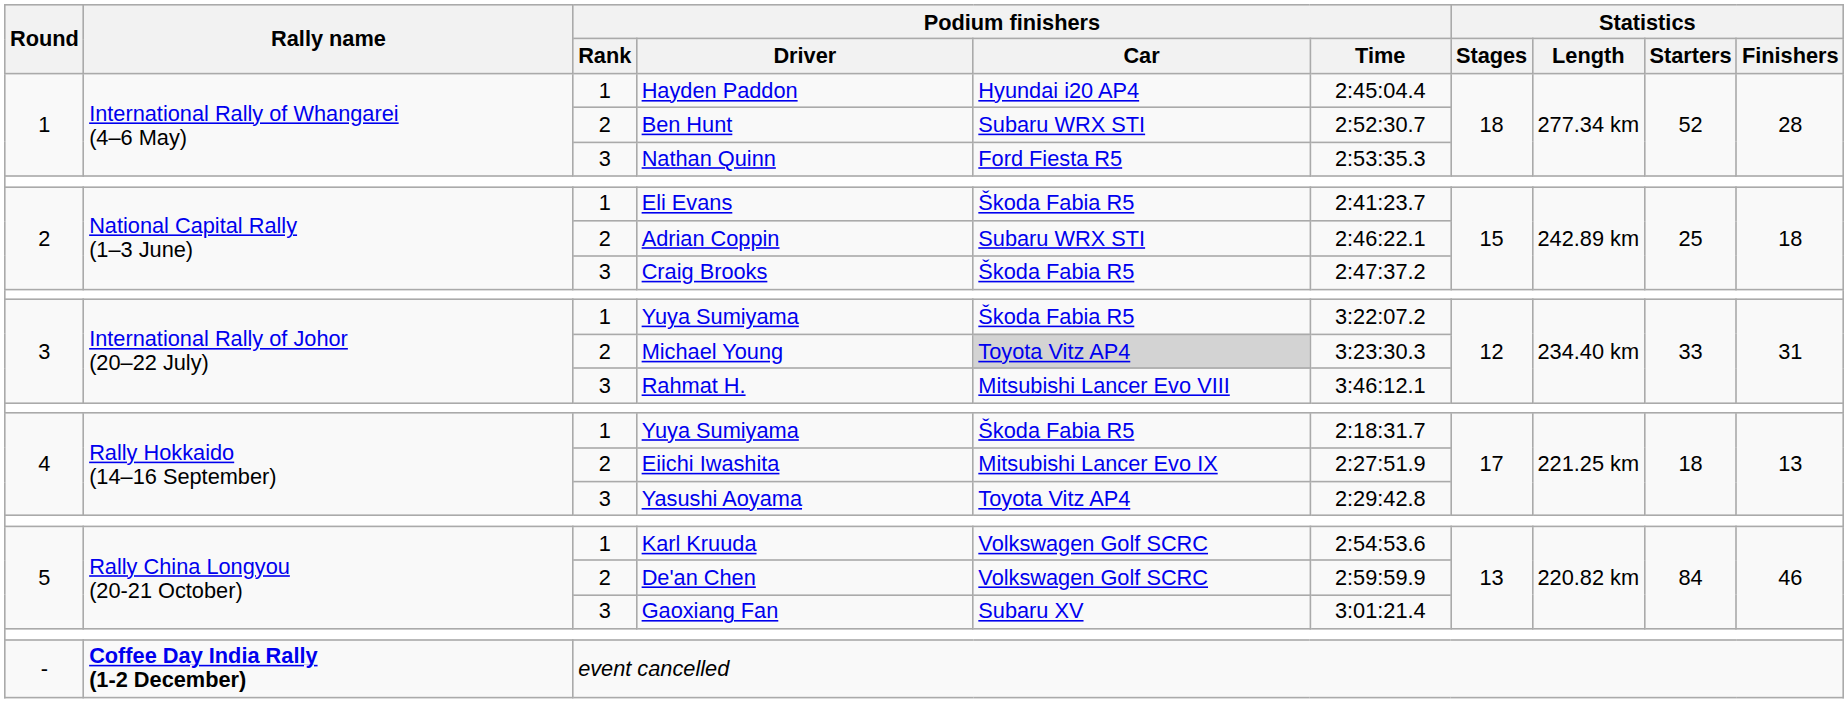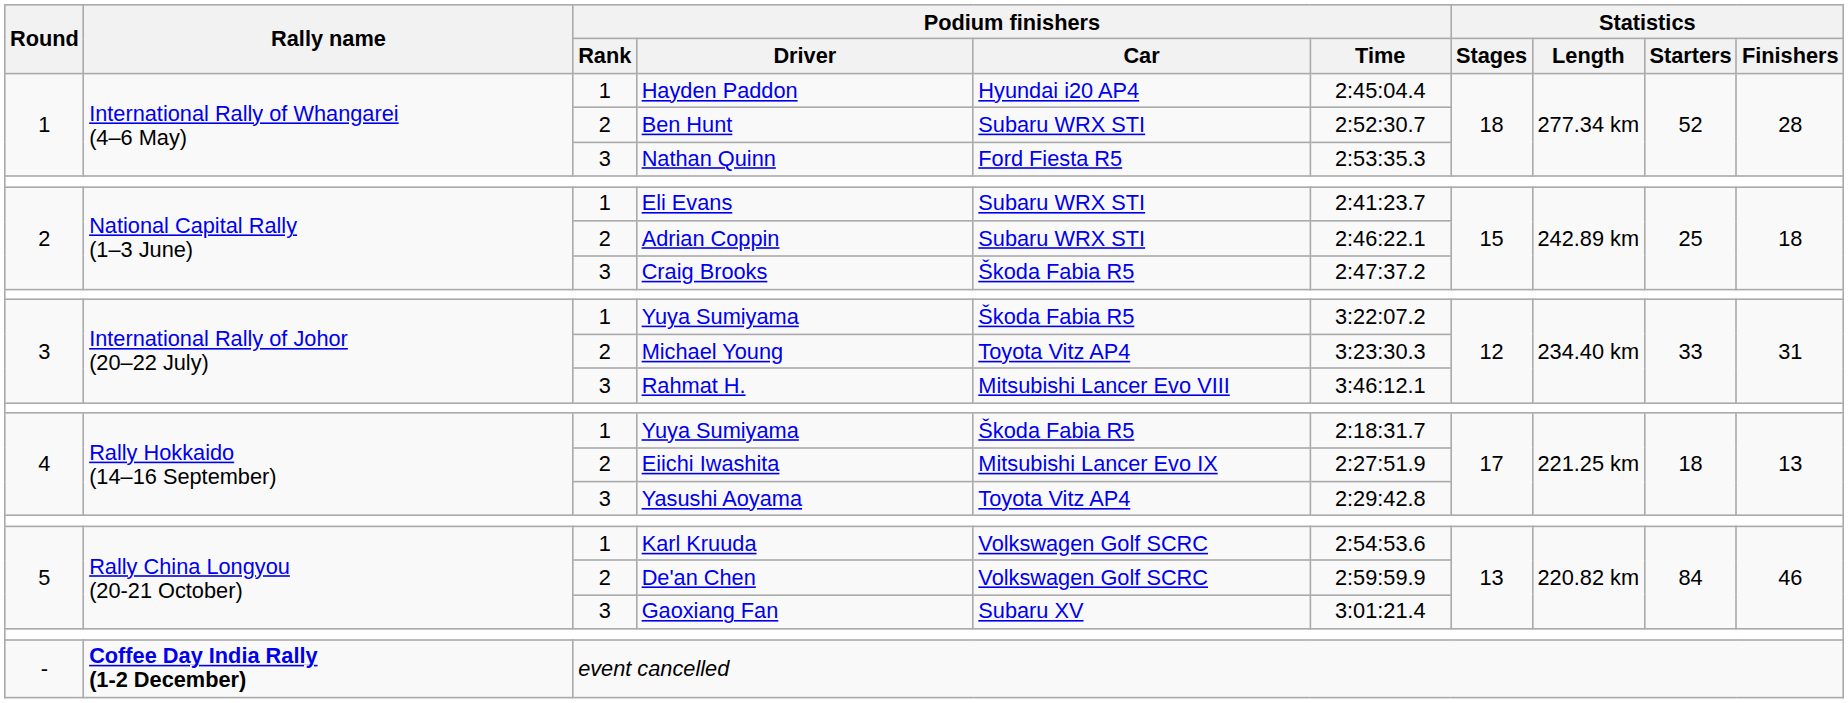(1056, 203) Škoda Fabia R5 -> (1062, 203) Subaru WRX STI
(1054, 351) lightgrey background -> (1054, 351) no background
